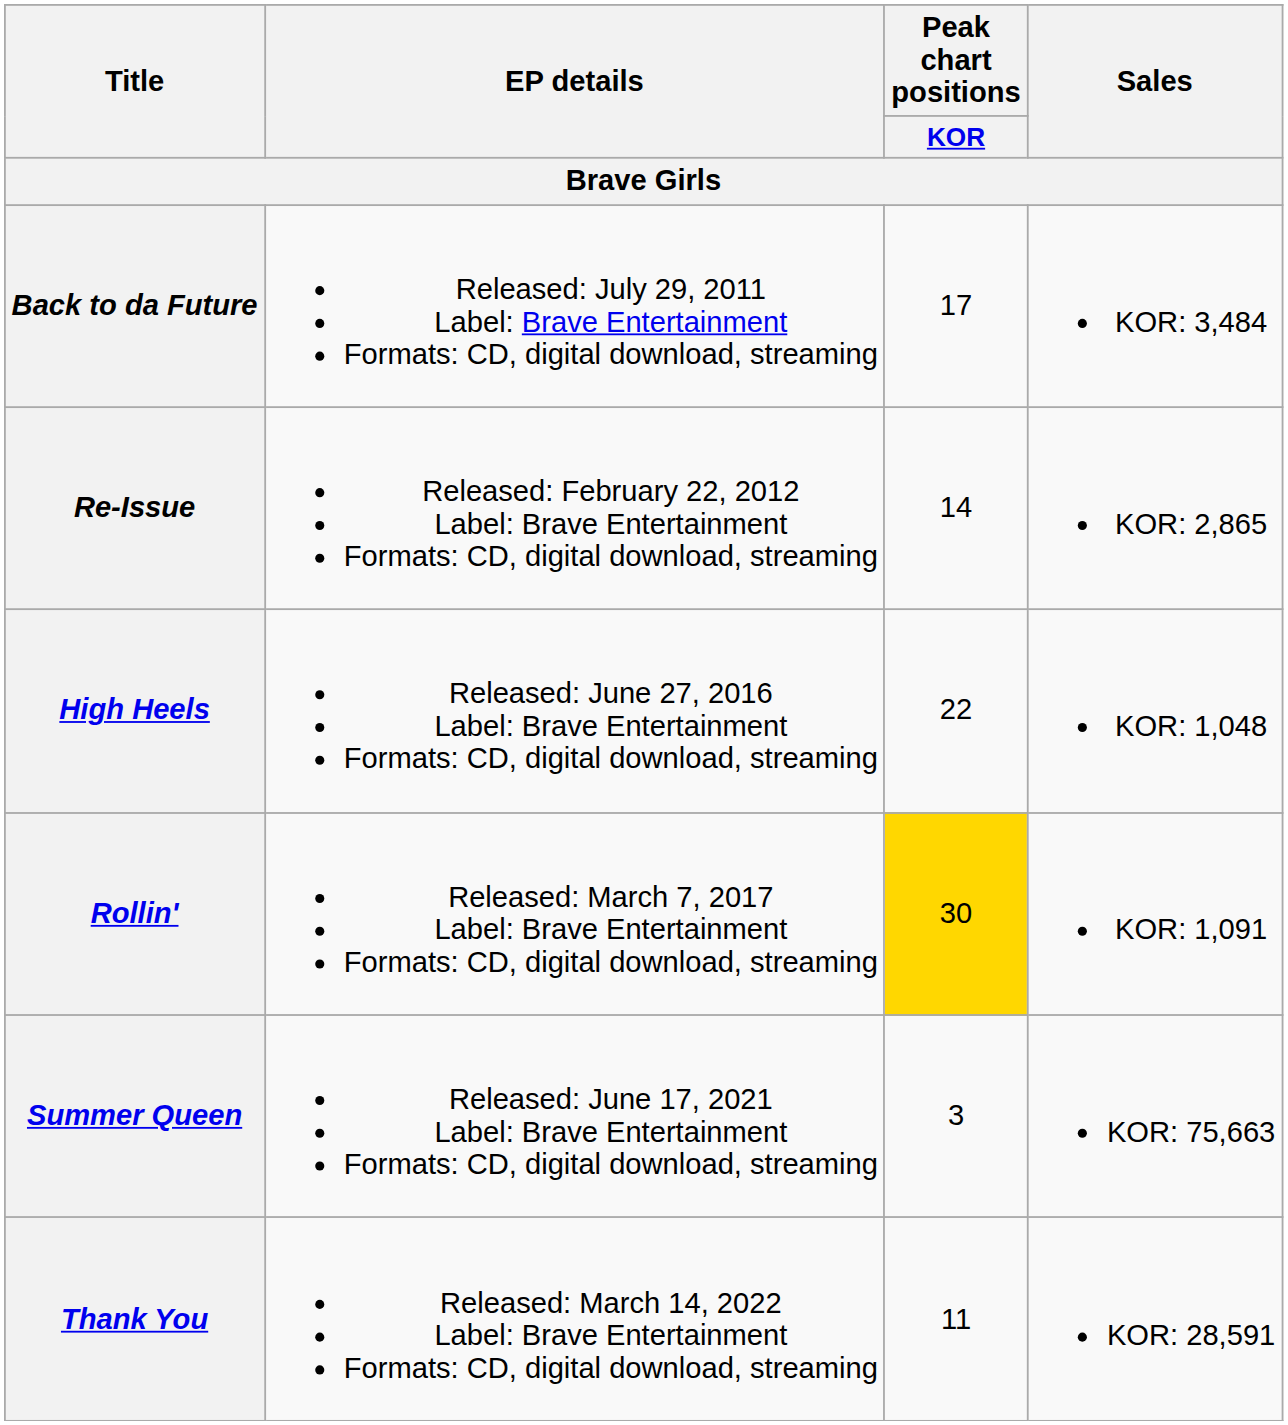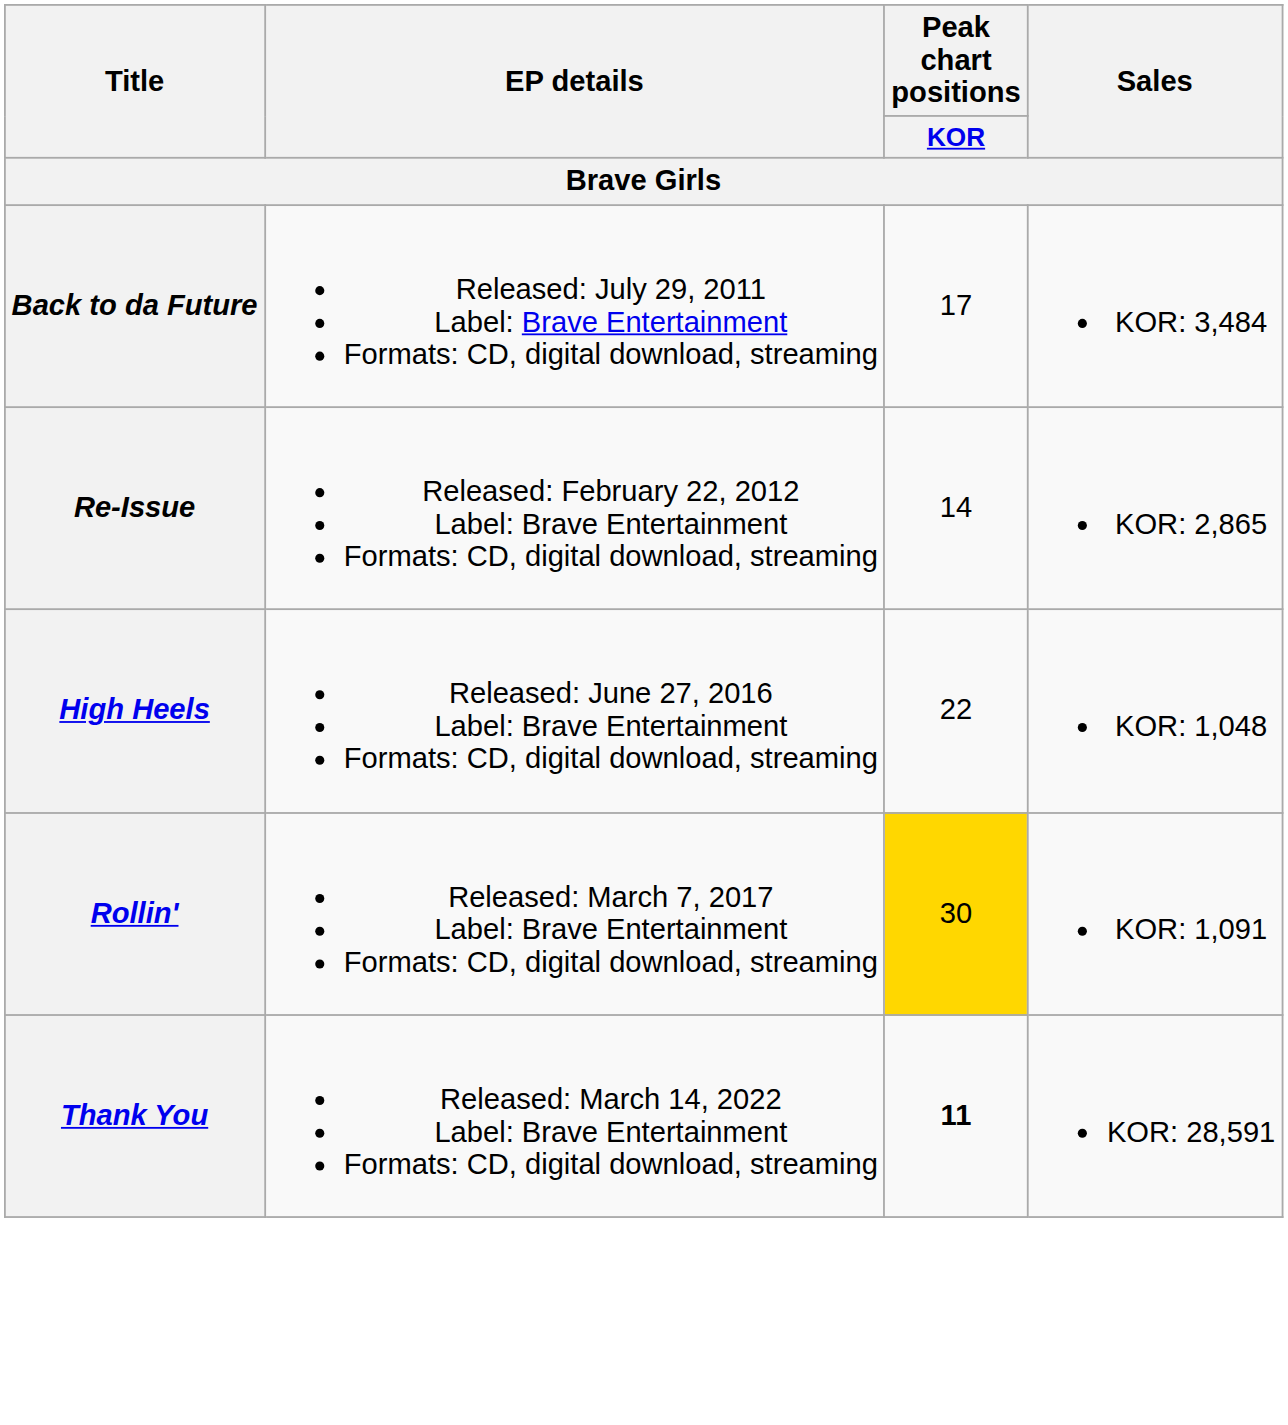- row: (135, 1115)
(956, 1318) normal -> (956, 1115) bold
